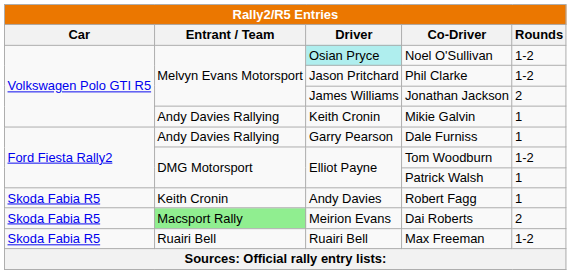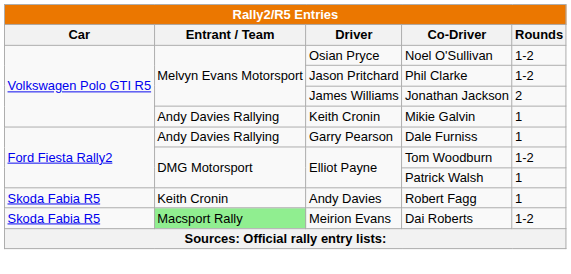(344, 55) paleturquoise background -> (344, 55) no background
(519, 218) 2 -> (524, 218) 1-2
- row: (445, 238)
